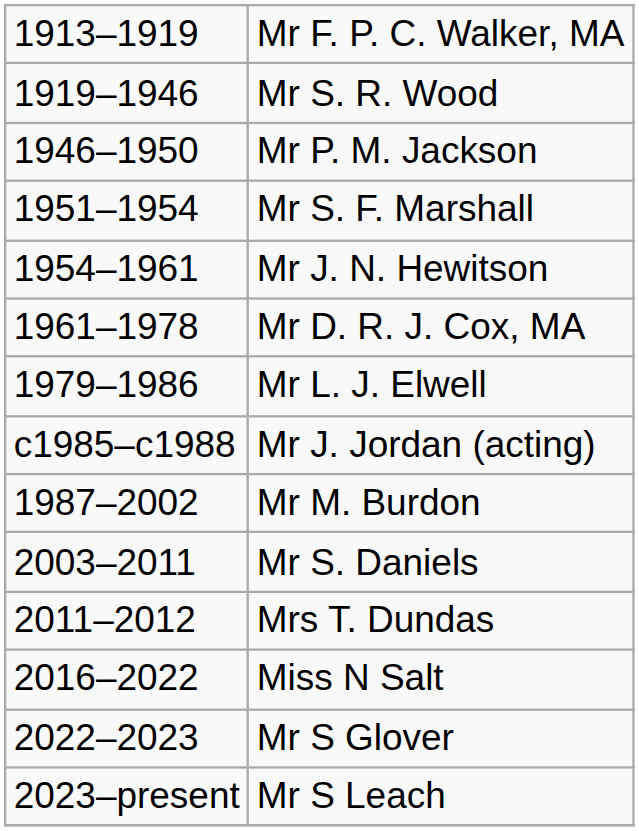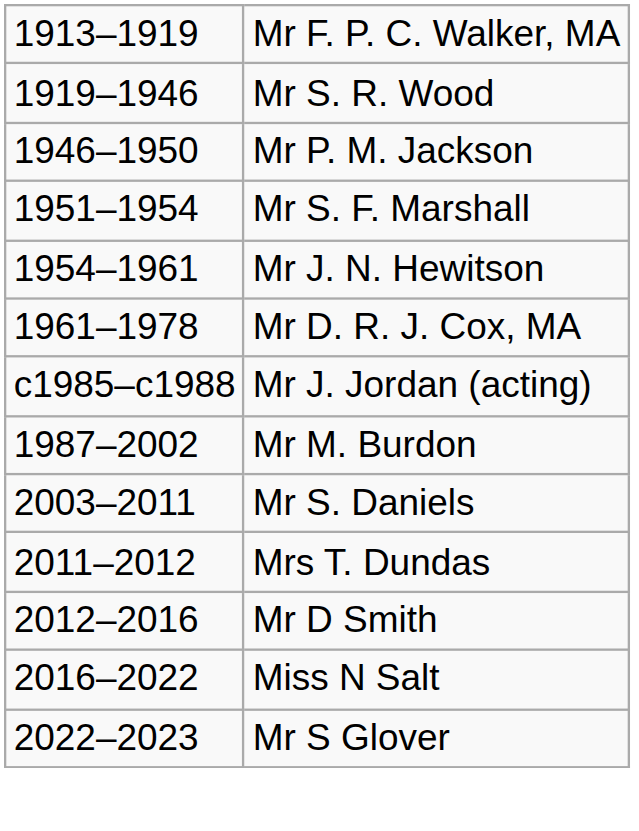- row: (372, 385)
+ row: (345, 619)
- row: (351, 795)
